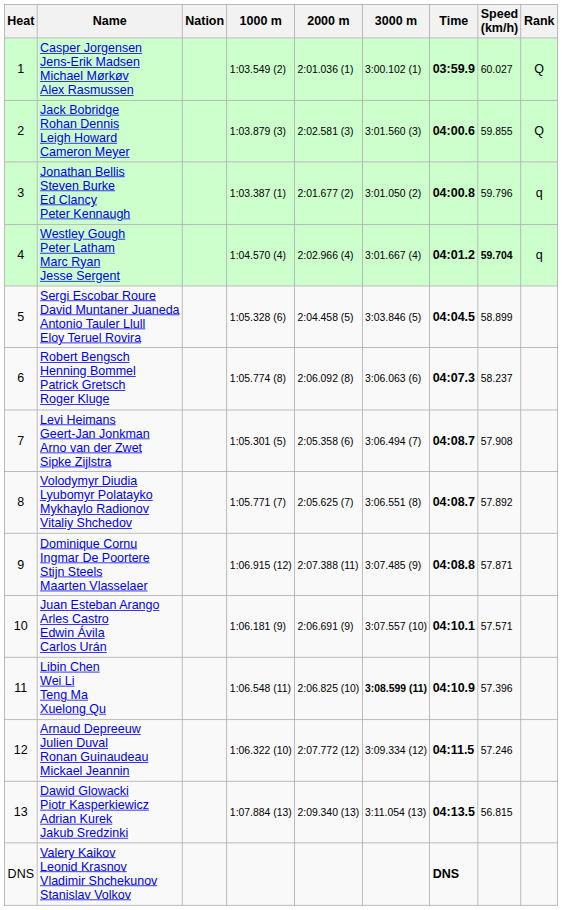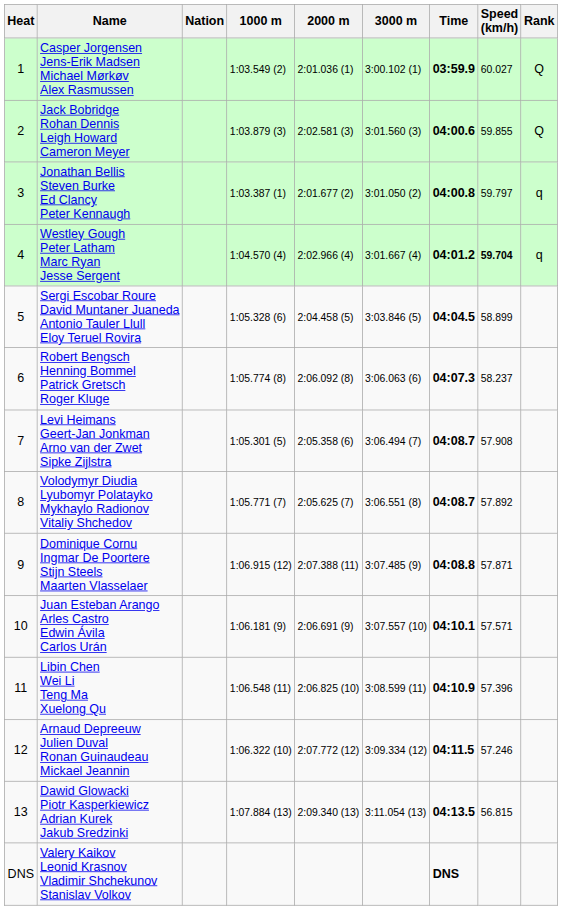(497, 193) 59.796 -> (497, 193) 59.797
(396, 688) bold -> (396, 689) normal
